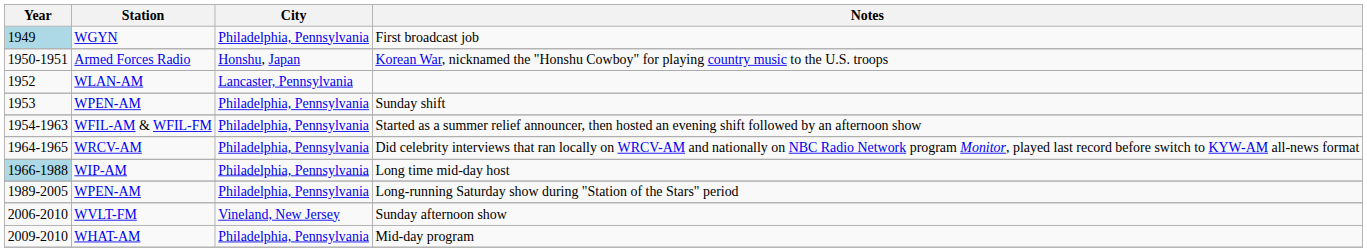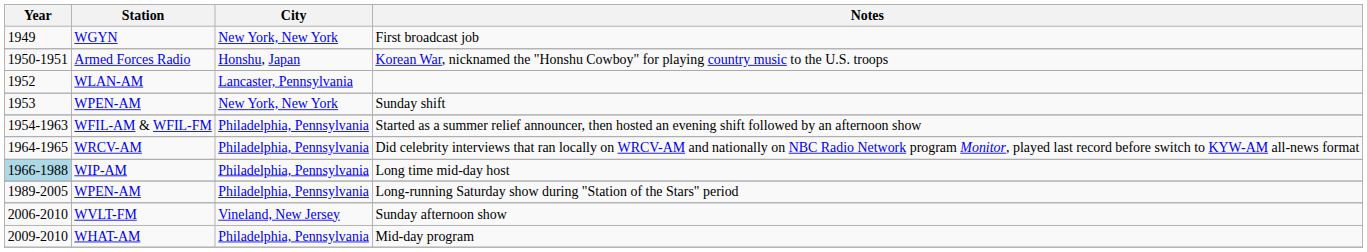(22, 37) lightblue background -> (22, 37) no background
(294, 37) Philadelphia, Pennsylvania -> (278, 37) New York, New York
(294, 103) Philadelphia, Pennsylvania -> (278, 103) New York, New York
